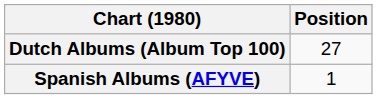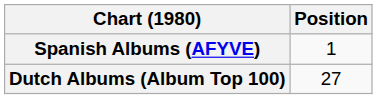rows swapped: (147, 49) <-> (147, 78)
